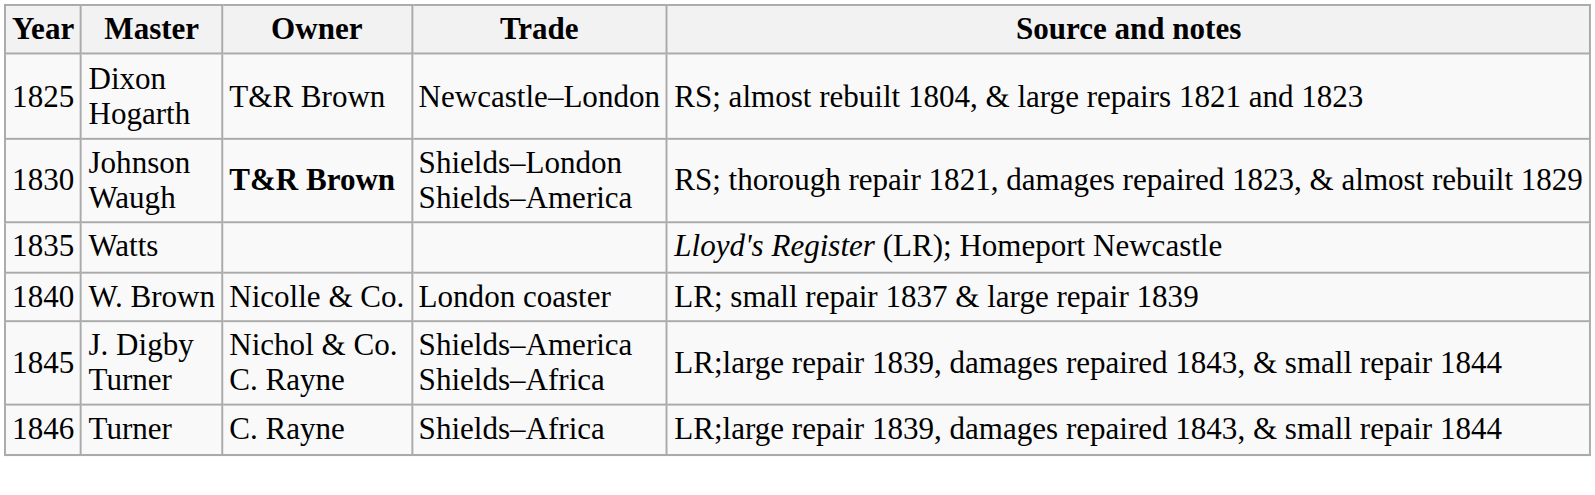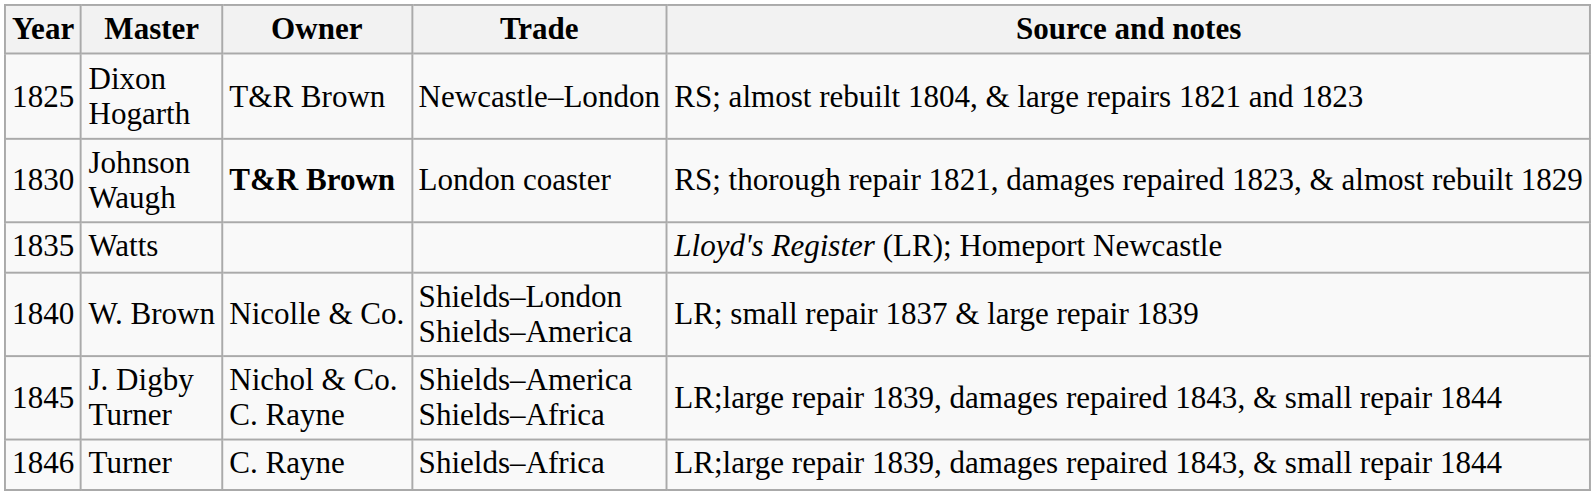(526, 179) Shields–London Shields–America -> (515, 179) London coaster
(515, 295) London coaster -> (526, 313) Shields–London Shields–America
